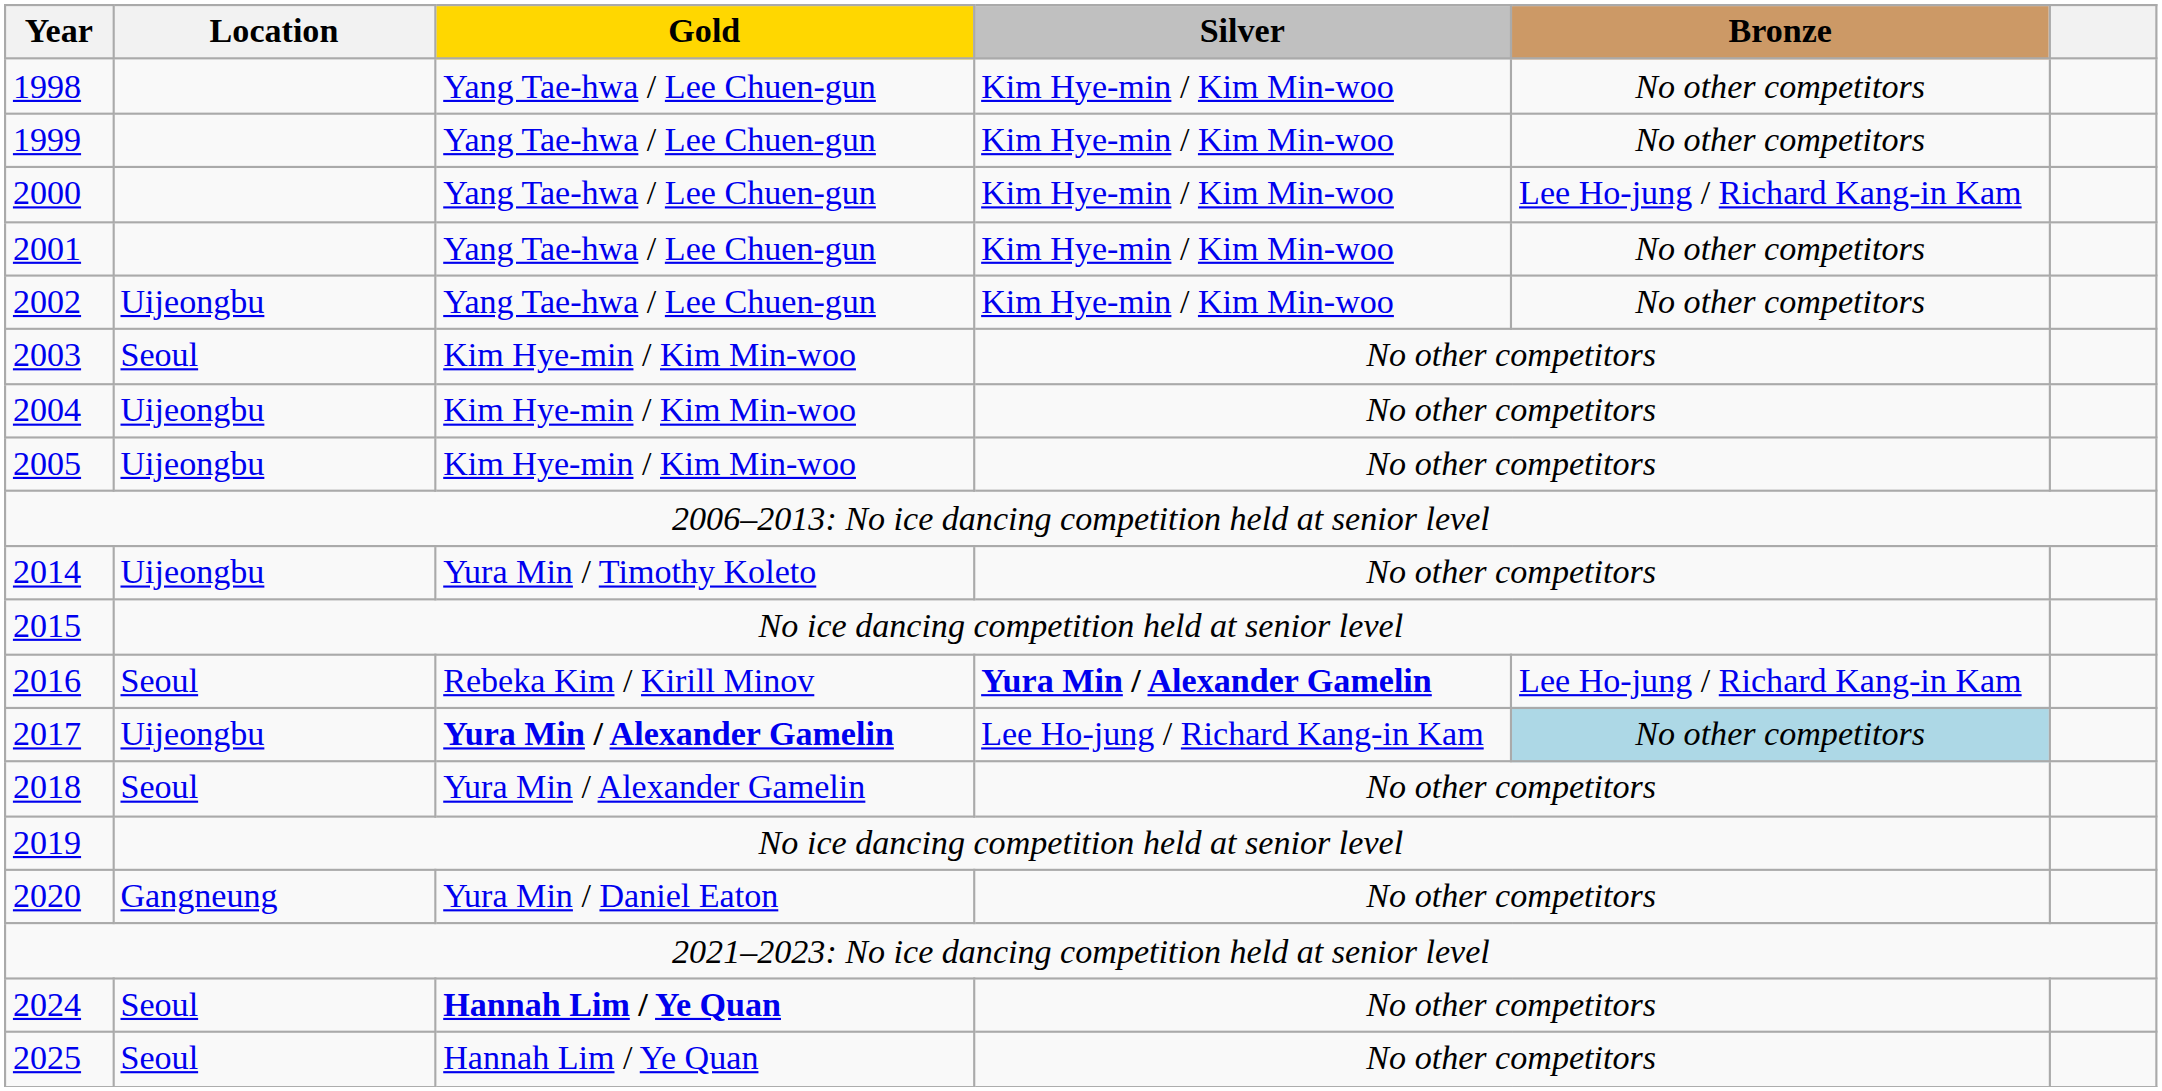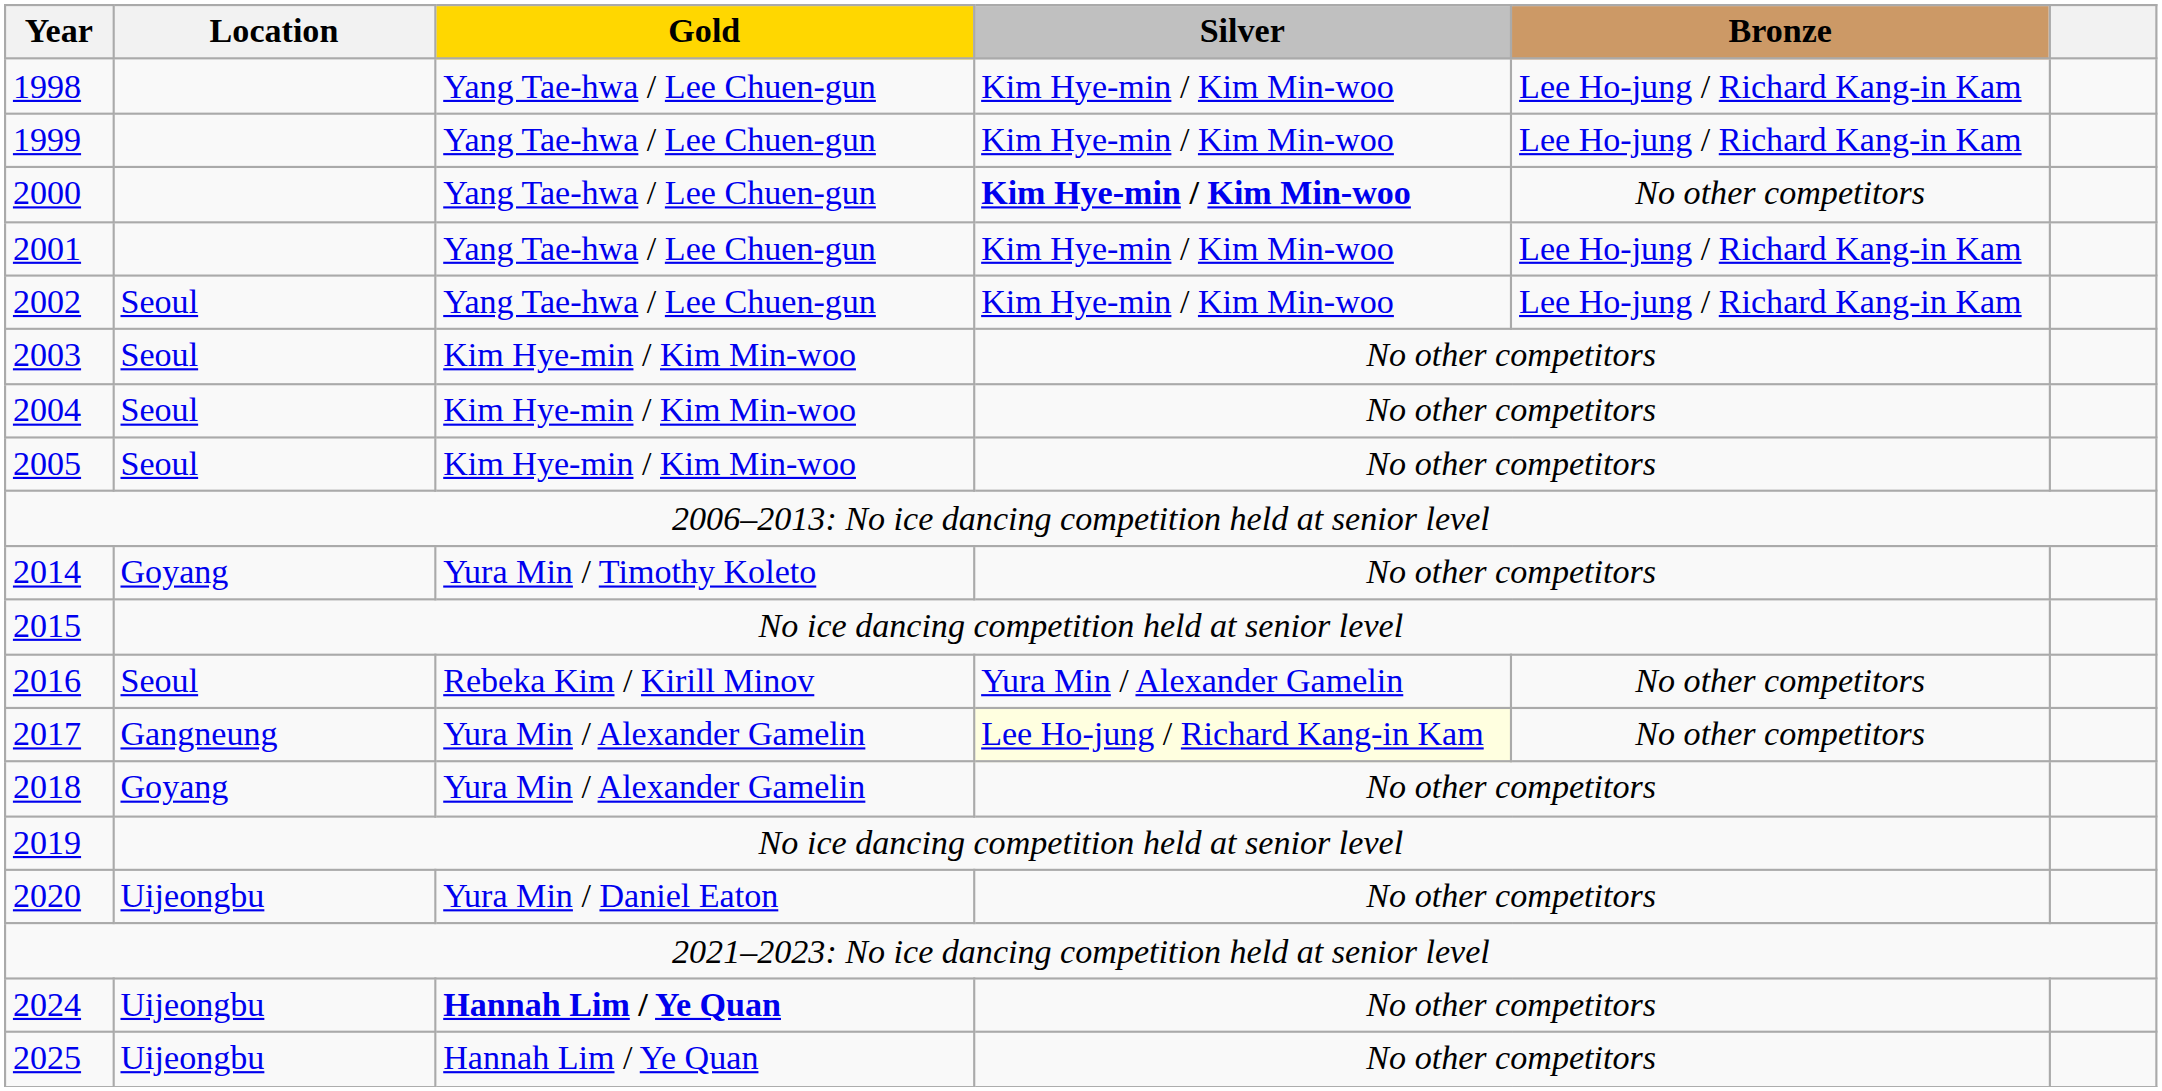(1780, 85) No other competitors -> (1770, 85) Lee Ho-jung / Richard Kang-in Kam
(1780, 139) No other competitors -> (1770, 139) Lee Ho-jung / Richard Kang-in Kam
(1188, 193) normal -> (1196, 193) bold
(1770, 193) Lee Ho-jung / Richard Kang-in Kam -> (1780, 193) No other competitors
(1780, 247) No other competitors -> (1770, 247) Lee Ho-jung / Richard Kang-in Kam
(192, 301) Uijeongbu -> (159, 301) Seoul
(1780, 301) No other competitors -> (1770, 301) Lee Ho-jung / Richard Kang-in Kam
(192, 409) Uijeongbu -> (159, 409) Seoul
(192, 463) Uijeongbu -> (159, 463) Seoul
(192, 572) Uijeongbu -> (174, 572) Goyang
(1206, 680) bold -> (1192, 680) normal
(1770, 680) Lee Ho-jung / Richard Kang-in Kam -> (1780, 680) No other competitors
(192, 734) Uijeongbu -> (199, 734) Gangneung
(669, 734) bold -> (654, 734) normal
(1232, 734) no background -> (1232, 734) lightyellow background
(1780, 734) lightblue background -> (1780, 734) no background
(159, 788) Seoul -> (174, 788) Goyang
(199, 896) Gangneung -> (192, 896) Uijeongbu
(159, 1004) Seoul -> (192, 1004) Uijeongbu
(159, 1058) Seoul -> (192, 1058) Uijeongbu
